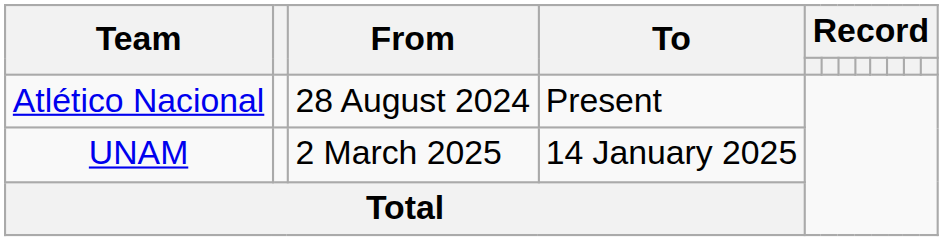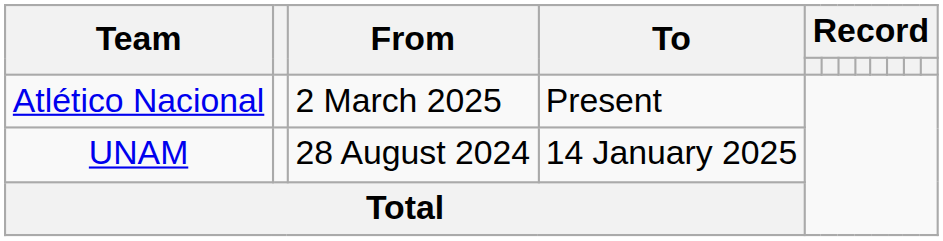(413, 100) 28 August 2024 -> (399, 100) 2 March 2025
(399, 153) 2 March 2025 -> (413, 153) 28 August 2024
